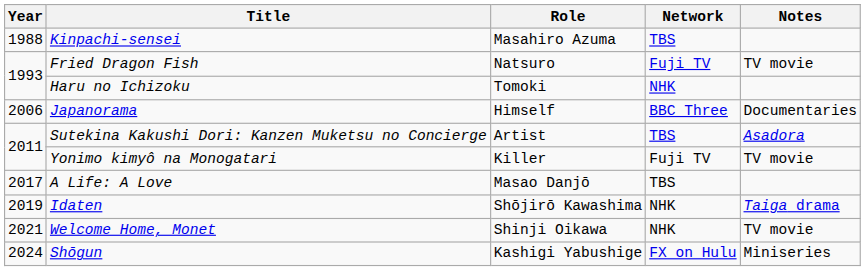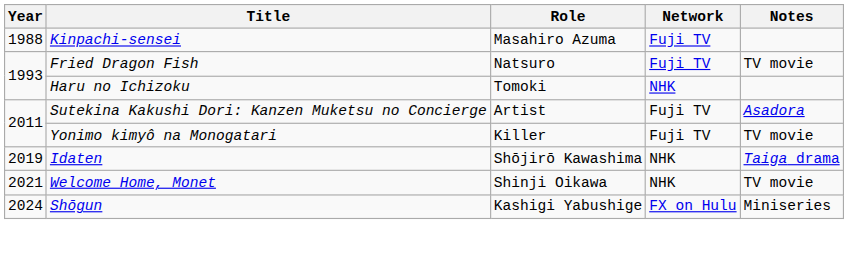(662, 40) TBS -> (680, 40) Fuji TV
- row: (94, 111)
(662, 135) TBS -> (680, 111) Fuji TV
- row: (111, 183)
